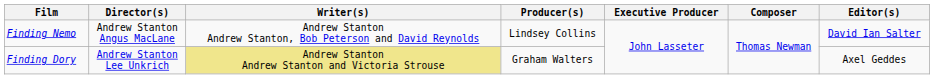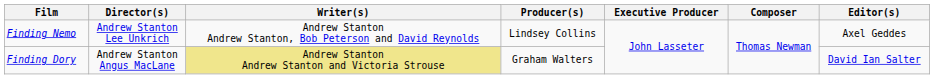(137, 33) Andrew Stanton Angus MacLane -> (137, 33) Andrew Stanton Lee Unkrich
(874, 33) David Ian Salter -> (874, 33) Axel Geddes
(137, 60) Andrew Stanton Lee Unkrich -> (137, 60) Andrew Stanton Angus MacLane
(874, 60) Axel Geddes -> (874, 60) David Ian Salter
